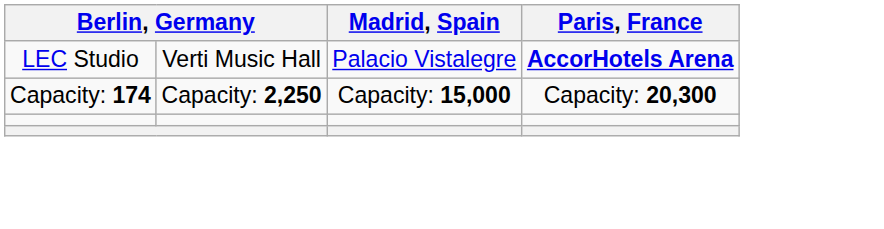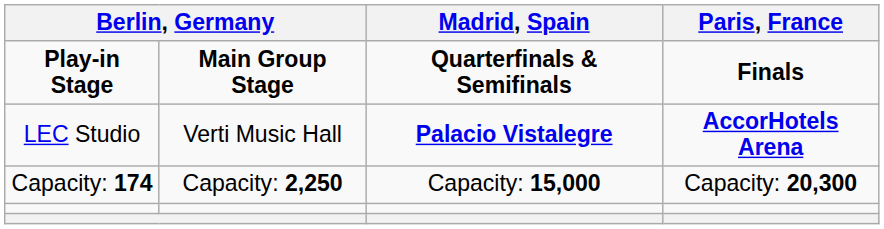+ row: (82, 72)
(424, 59) normal -> (514, 134) bold
